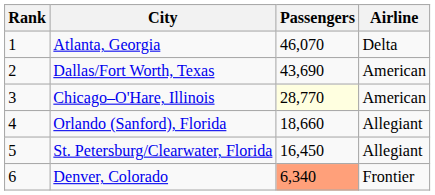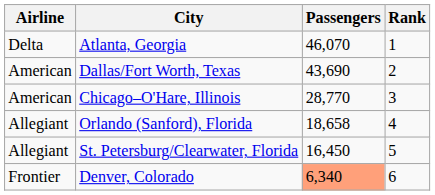columns swapped: (27, 17) <-> (394, 17)
(302, 97) lightyellow background -> (328, 97) no background
(302, 124) 18,660 -> (328, 124) 18,658
